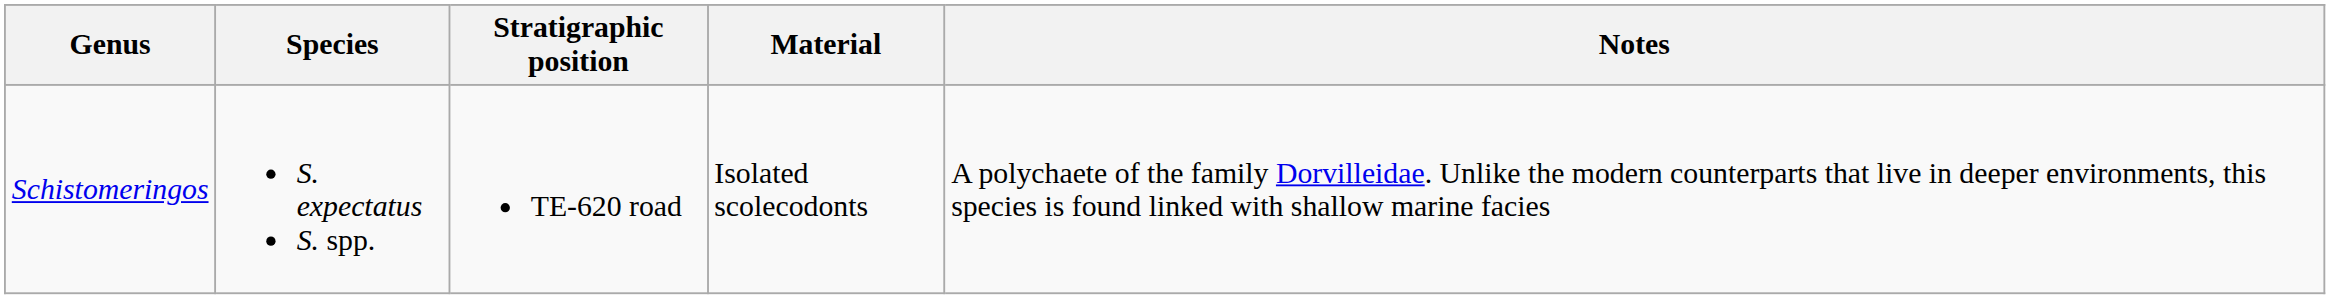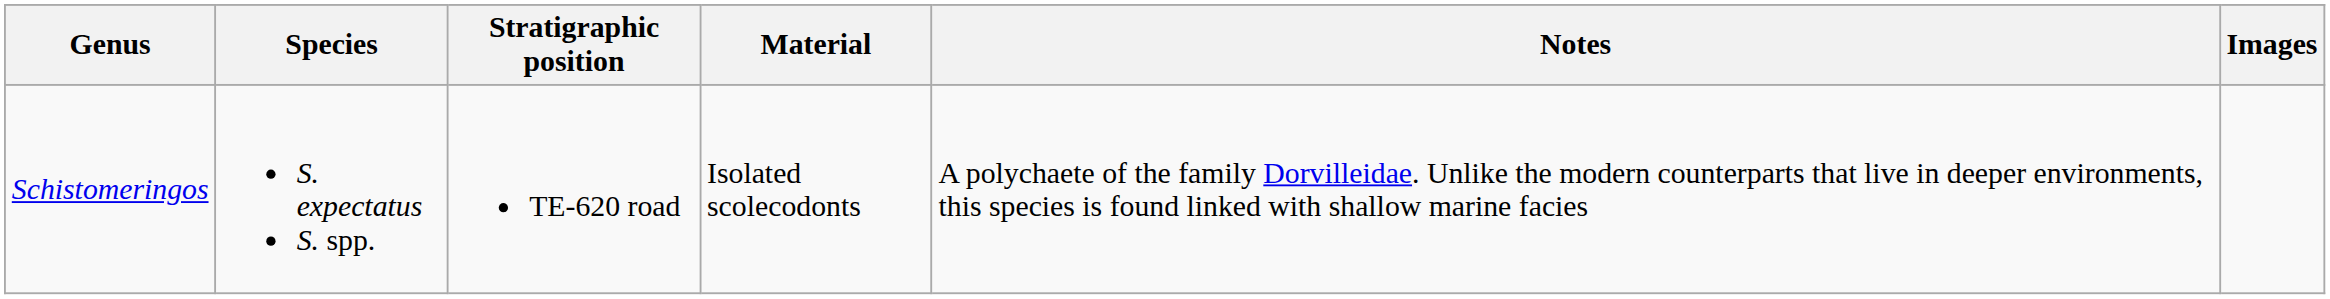+ column: (2272, 44)
